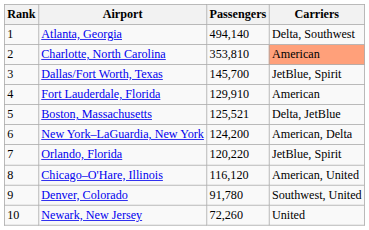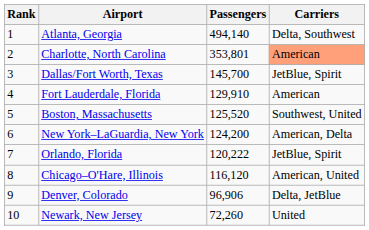(229, 54) 353,810 -> (229, 54) 353,801
(229, 114) 125,521 -> (229, 114) 125,520
(306, 114) Delta, JetBlue -> (317, 114) Southwest, United
(229, 155) 120,220 -> (229, 155) 120,222
(226, 195) 91,780 -> (226, 195) 96,906
(317, 195) Southwest, United -> (306, 195) Delta, JetBlue
